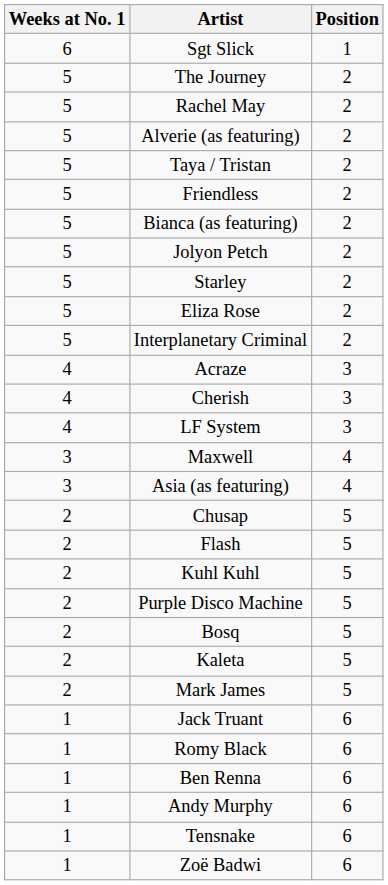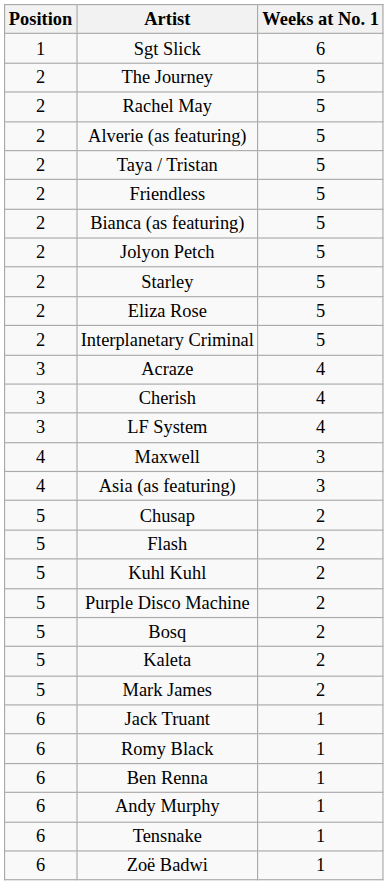columns swapped: (347, 19) <-> (67, 19)
